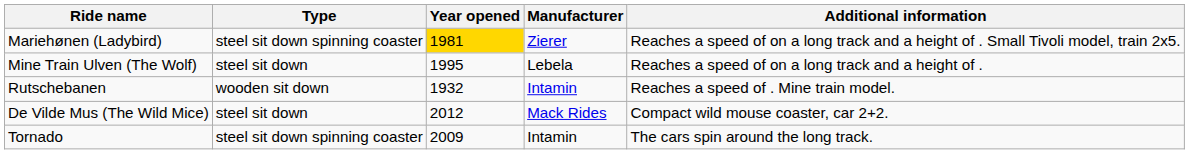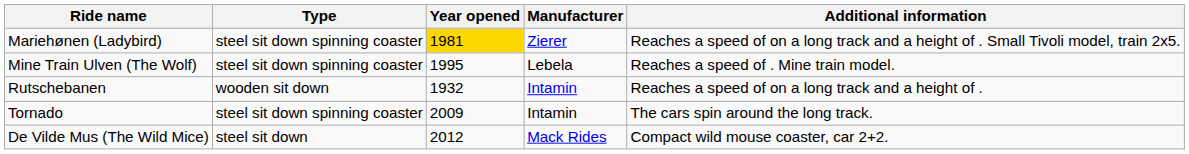(262, 64) steel sit down -> (319, 64) steel sit down spinning coaster
(807, 64) Reaches a speed of on a long track and a height of . -> (763, 64) Reaches a speed of . Mine train model.
(763, 88) Reaches a speed of . Mine train model. -> (807, 88) Reaches a speed of on a long track and a height of .
rows swapped: (35, 137) <-> (108, 112)
